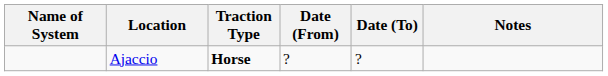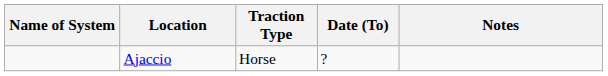- column: (315, 25)
(231, 58) bold -> (257, 58) normal
